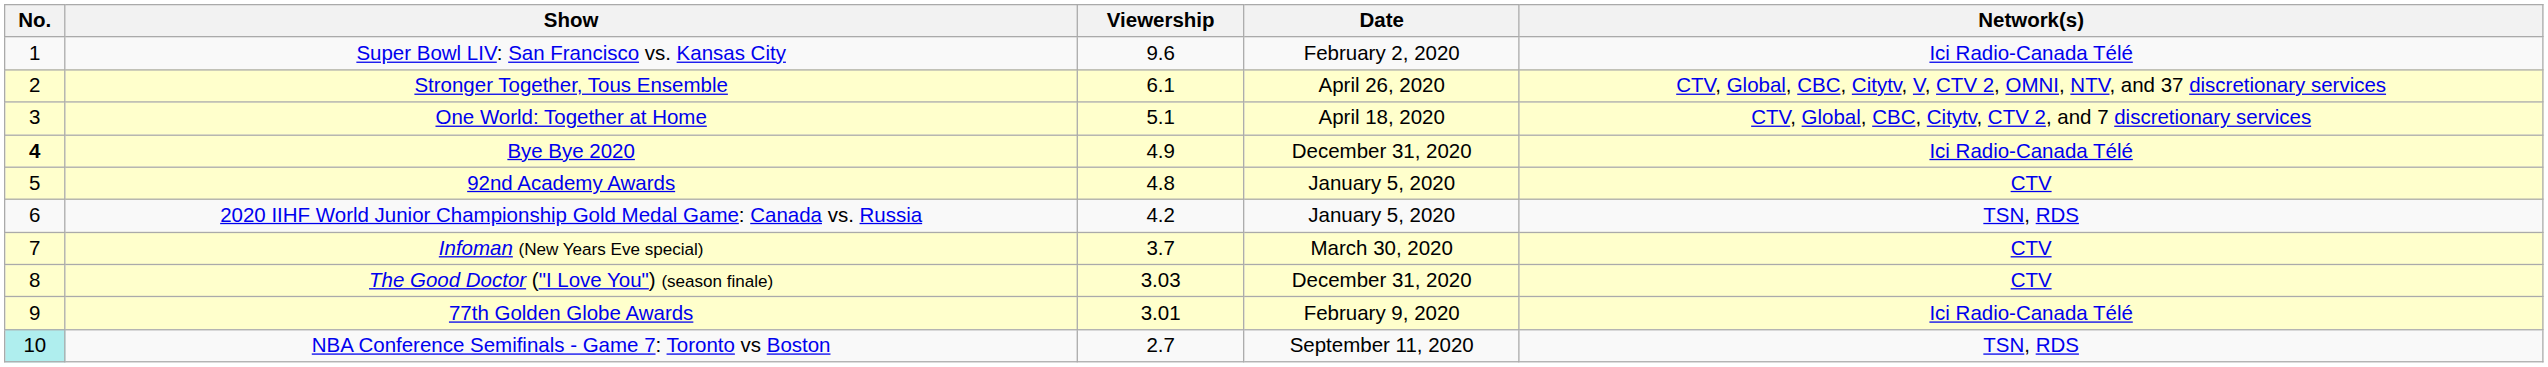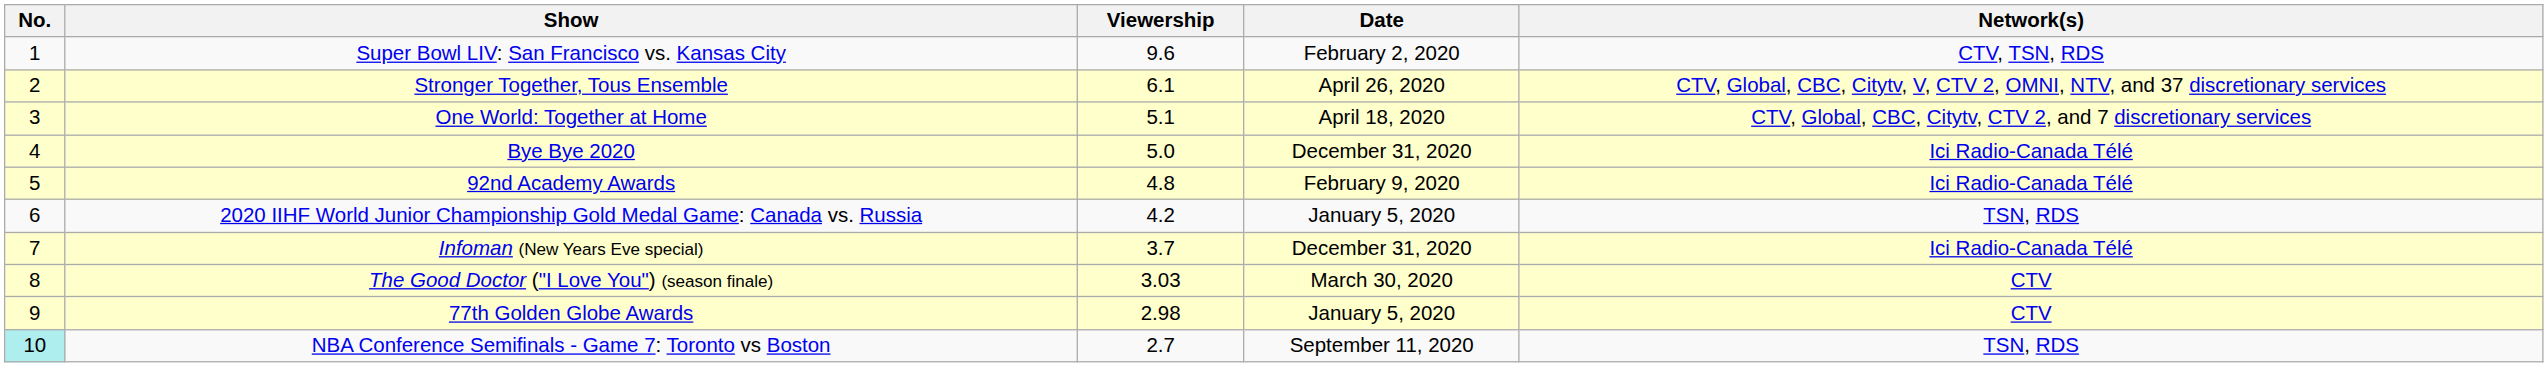(2031, 53) Ici Radio-Canada Télé -> (2031, 53) CTV, TSN, RDS
(35, 150) bold -> (35, 150) normal
(1161, 150) 4.9 -> (1161, 150) 5.0
(1382, 183) January 5, 2020 -> (1382, 183) February 9, 2020
(2031, 183) CTV -> (2031, 183) Ici Radio-Canada Télé
(1382, 248) March 30, 2020 -> (1382, 248) December 31, 2020
(2031, 248) CTV -> (2031, 248) Ici Radio-Canada Télé
(1382, 280) December 31, 2020 -> (1382, 280) March 30, 2020
(1161, 313) 3.01 -> (1161, 313) 2.98
(1382, 313) February 9, 2020 -> (1382, 313) January 5, 2020
(2031, 313) Ici Radio-Canada Télé -> (2031, 313) CTV
